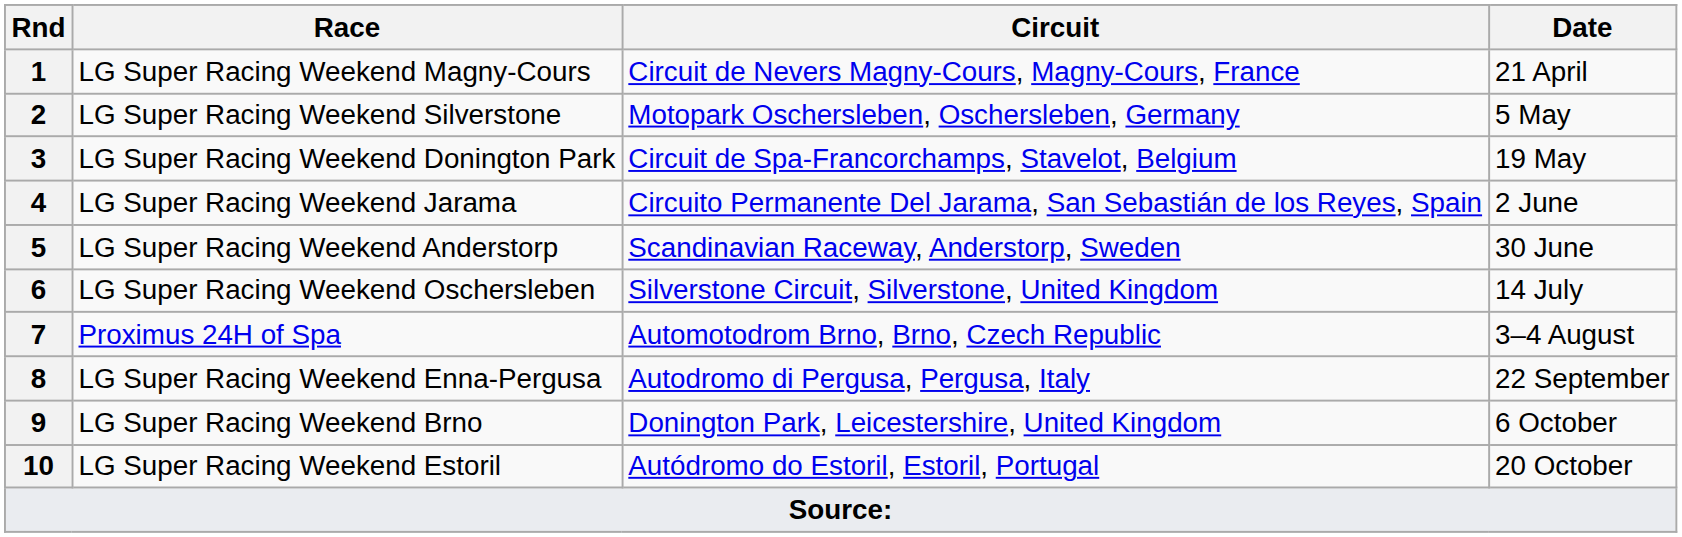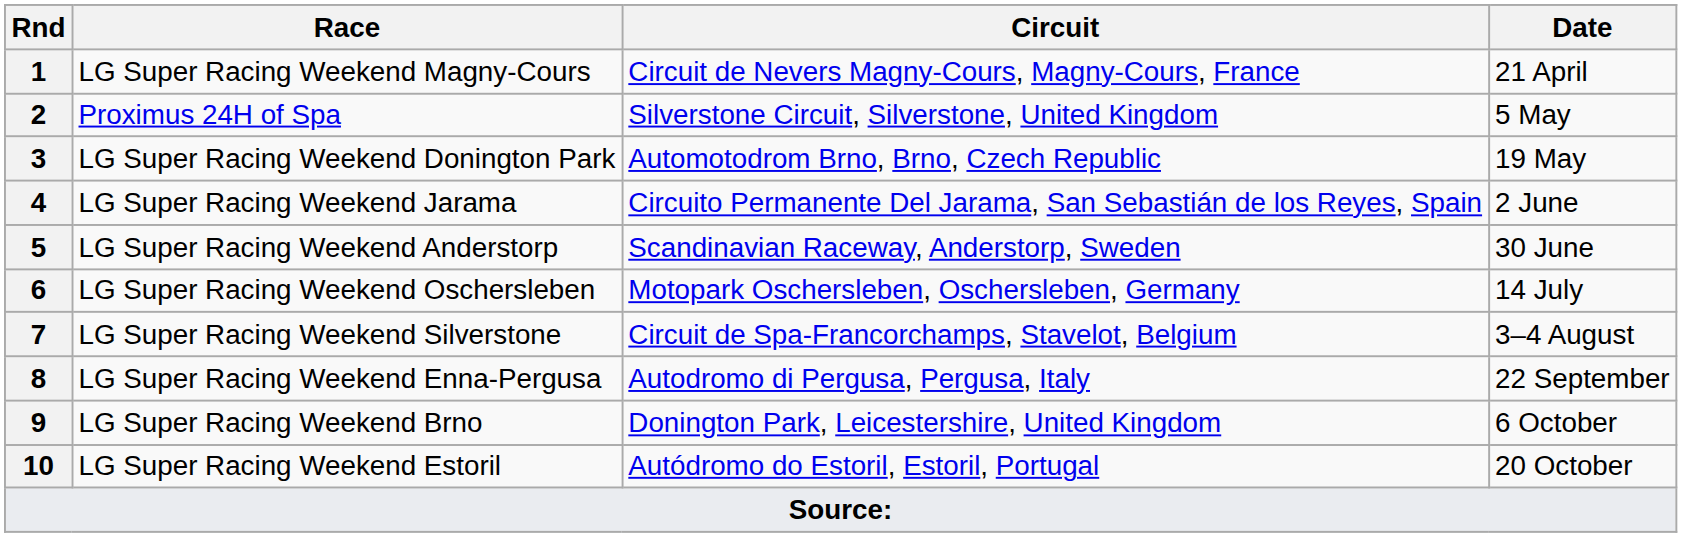(320, 115) LG Super Racing Weekend Silverstone -> (210, 115) Proximus 24H of Spa
(934, 115) Motopark Oschersleben, Oschersleben, Germany -> (923, 115) Silverstone Circuit, Silverstone, United Kingdom
(932, 159) Circuit de Spa-Francorchamps, Stavelot, Belgium -> (895, 159) Automotodrom Brno, Brno, Czech Republic
(923, 291) Silverstone Circuit, Silverstone, United Kingdom -> (934, 291) Motopark Oschersleben, Oschersleben, Germany
(210, 335) Proximus 24H of Spa -> (320, 335) LG Super Racing Weekend Silverstone
(895, 335) Automotodrom Brno, Brno, Czech Republic -> (932, 335) Circuit de Spa-Francorchamps, Stavelot, Belgium
